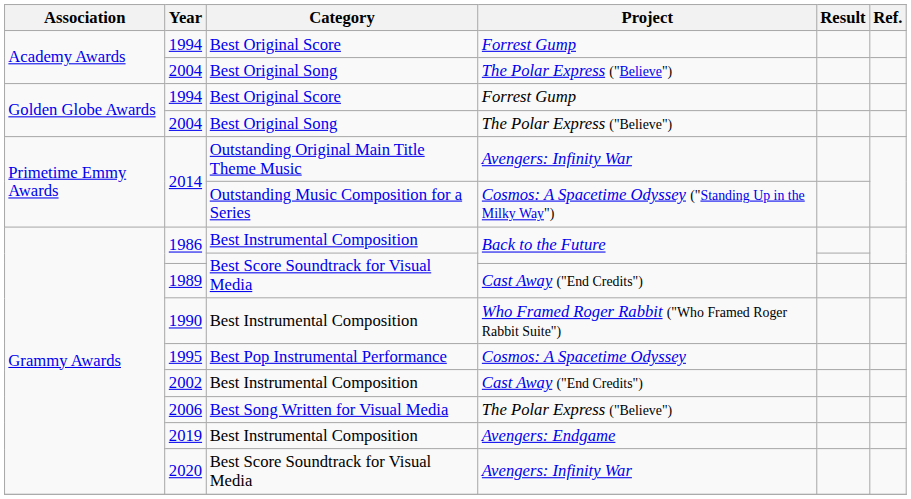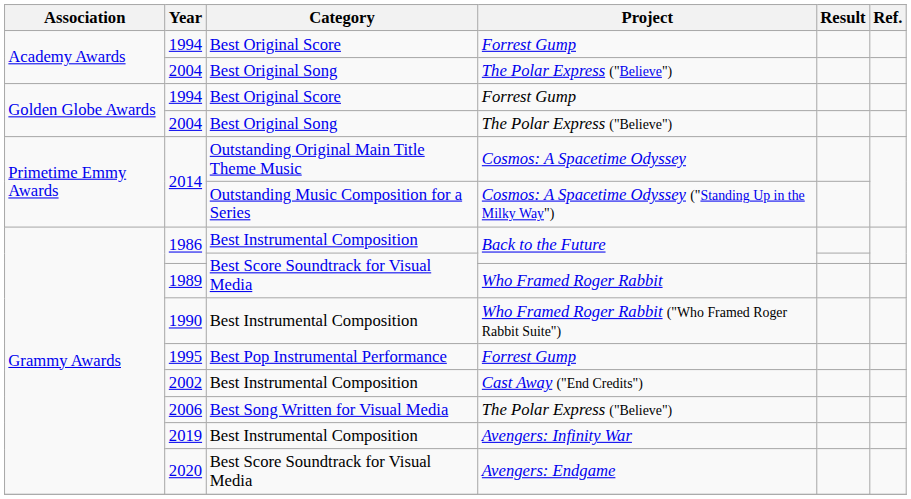(557, 159) Avengers: Infinity War -> (584, 159) Cosmos: A Spacetime Odyssey
(562, 280) Cast Away ("End Credits") -> (572, 280) Who Framed Roger Rabbit
(584, 356) Cosmos: A Spacetime Odyssey -> (529, 356) Forrest Gump
(549, 435) Avengers: Endgame -> (557, 435) Avengers: Infinity War
(557, 471) Avengers: Infinity War -> (549, 471) Avengers: Endgame
